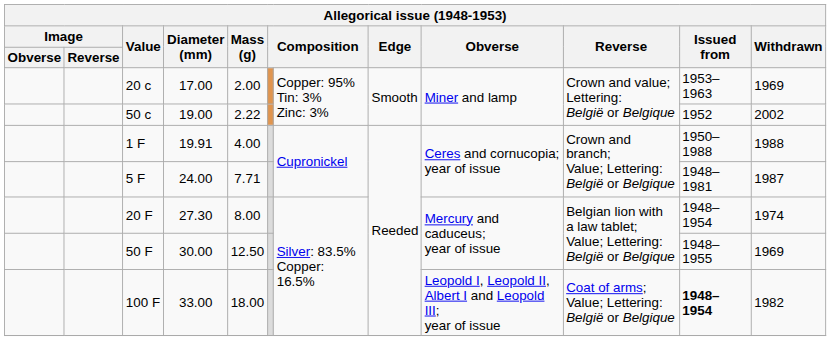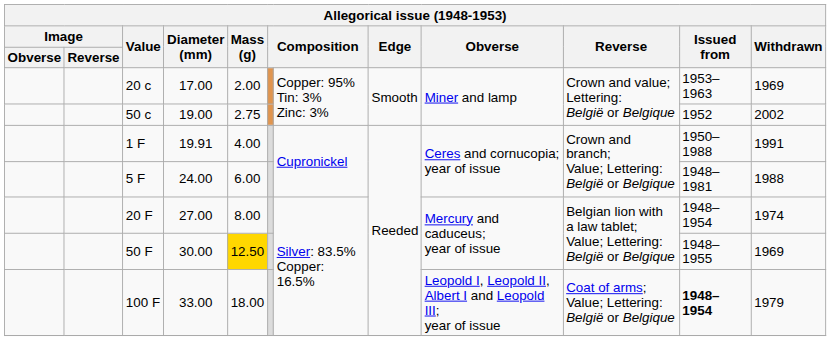(247, 115) 2.22 -> (247, 115) 2.75
(769, 143) 1988 -> (769, 143) 1991
(247, 179) 7.71 -> (247, 179) 6.00
(769, 179) 1987 -> (769, 179) 1988
(196, 215) 27.30 -> (196, 215) 27.00
(247, 251) no background -> (247, 251) gold background
(769, 302) 1982 -> (769, 302) 1979
